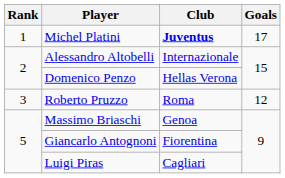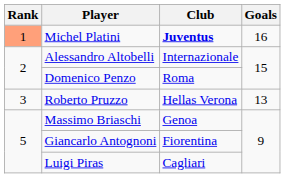(23, 36) no background -> (23, 36) lightsalmon background
(261, 36) 17 -> (261, 36) 16
(200, 78) Hellas Verona -> (178, 78) Roma
(178, 99) Roma -> (200, 99) Hellas Verona
(261, 99) 12 -> (261, 99) 13
